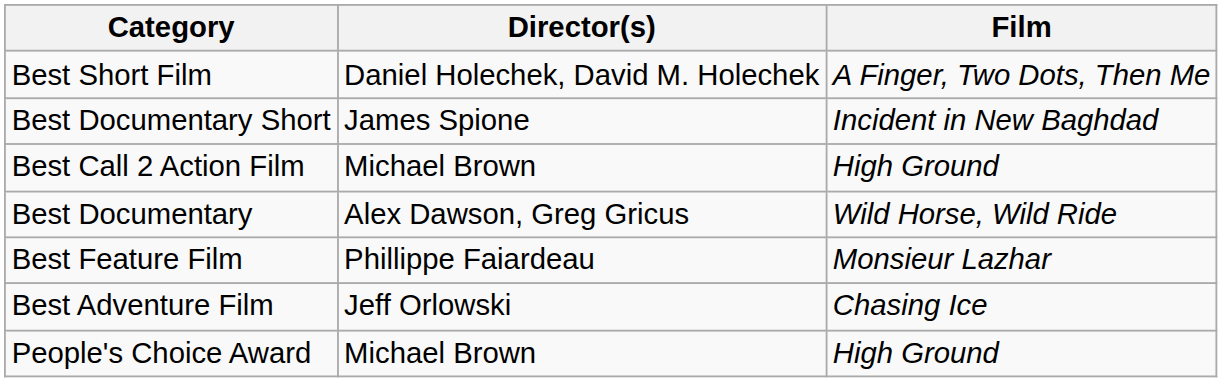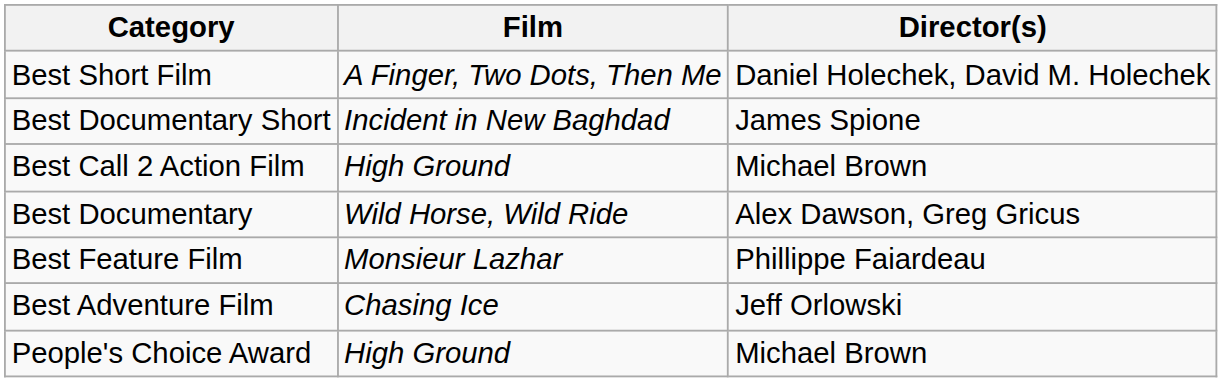columns swapped: (1022, 27) <-> (582, 27)
